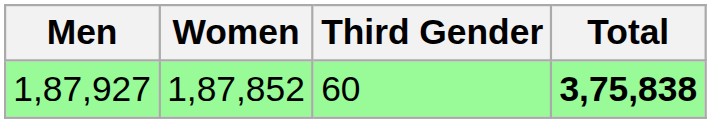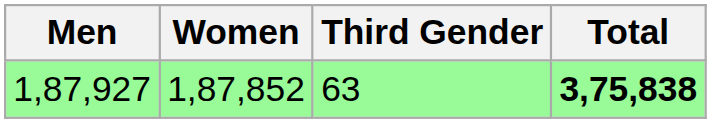(341, 88) 60 -> (341, 88) 63
